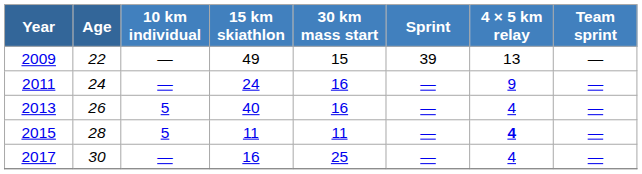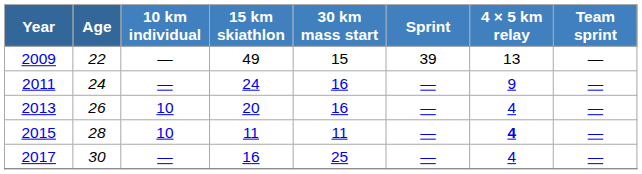(165, 108) 5 -> (165, 108) 10
(251, 108) 40 -> (251, 108) 20
(165, 132) 5 -> (165, 132) 10
